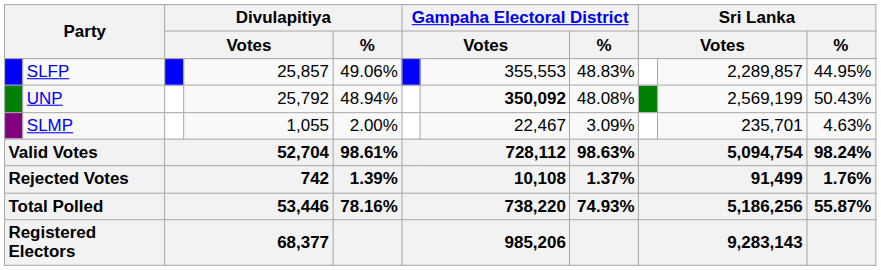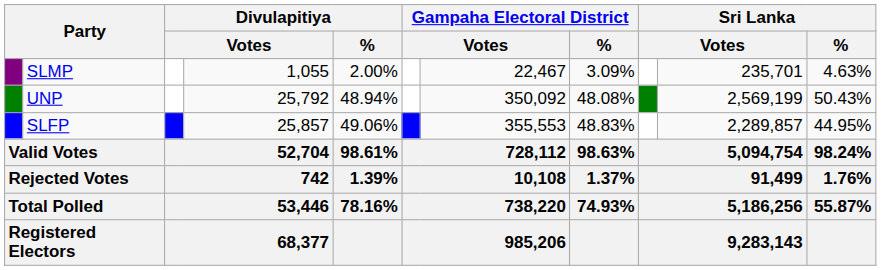rows swapped: (48, 71) <-> (50, 125)
(535, 98) bold -> (535, 98) normal
